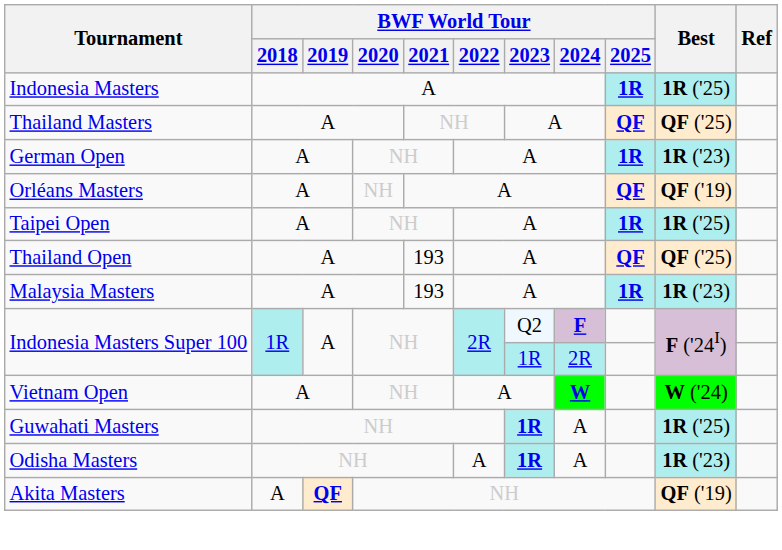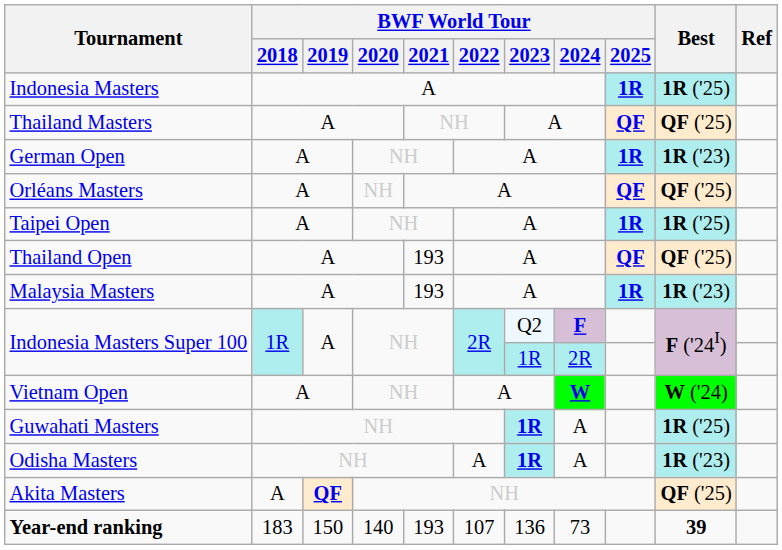(696, 190) QF ('19) -> (696, 190) QF ('25)
(696, 493) QF ('19) -> (696, 493) QF ('25)
+ row: (86, 527)
